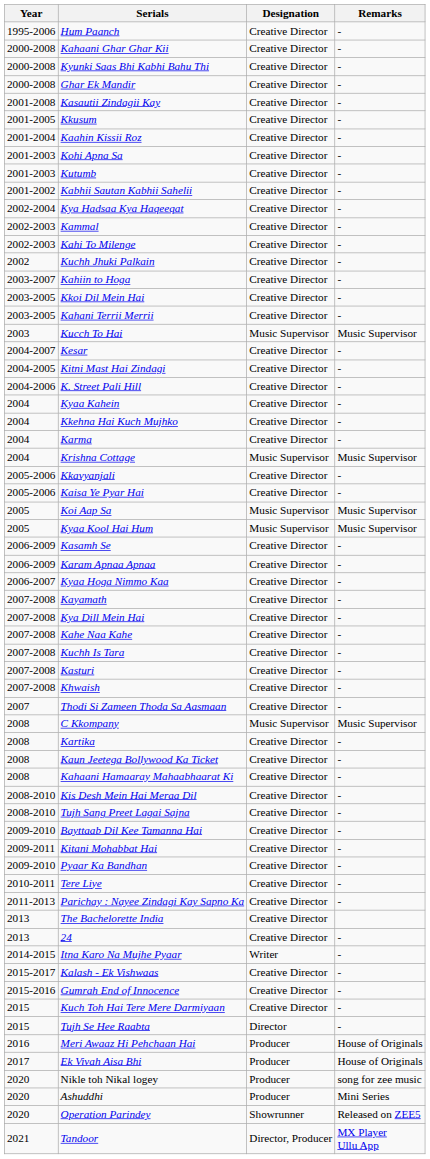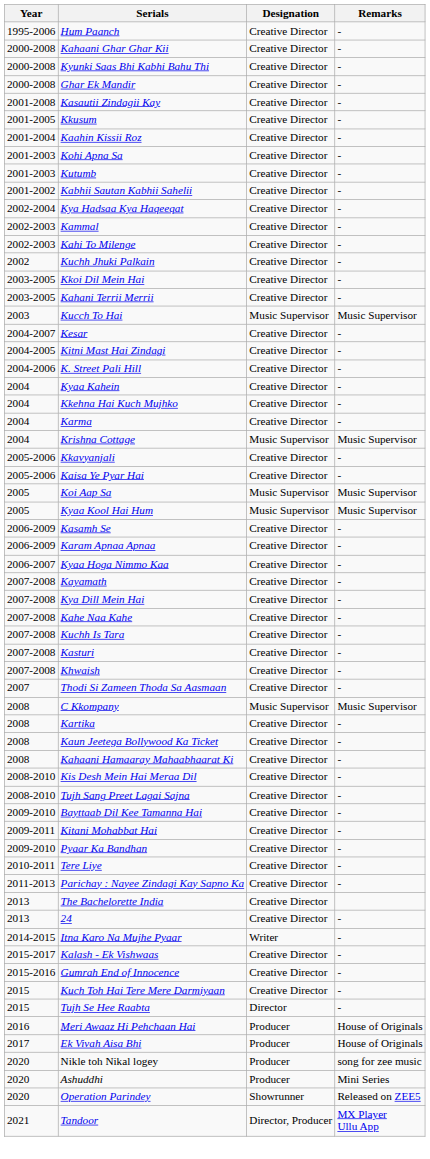- row: (95, 279)
